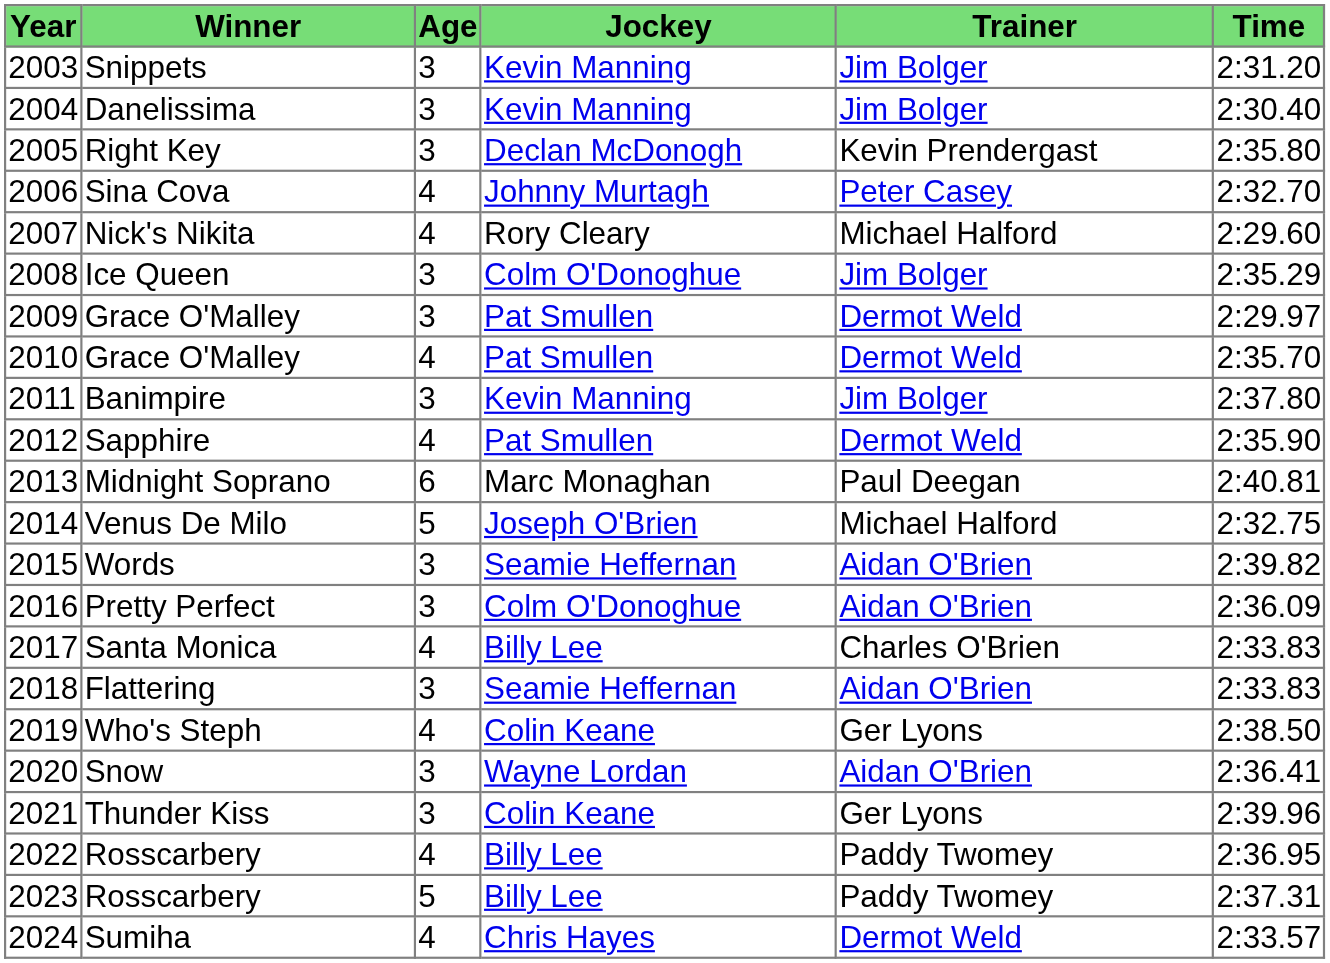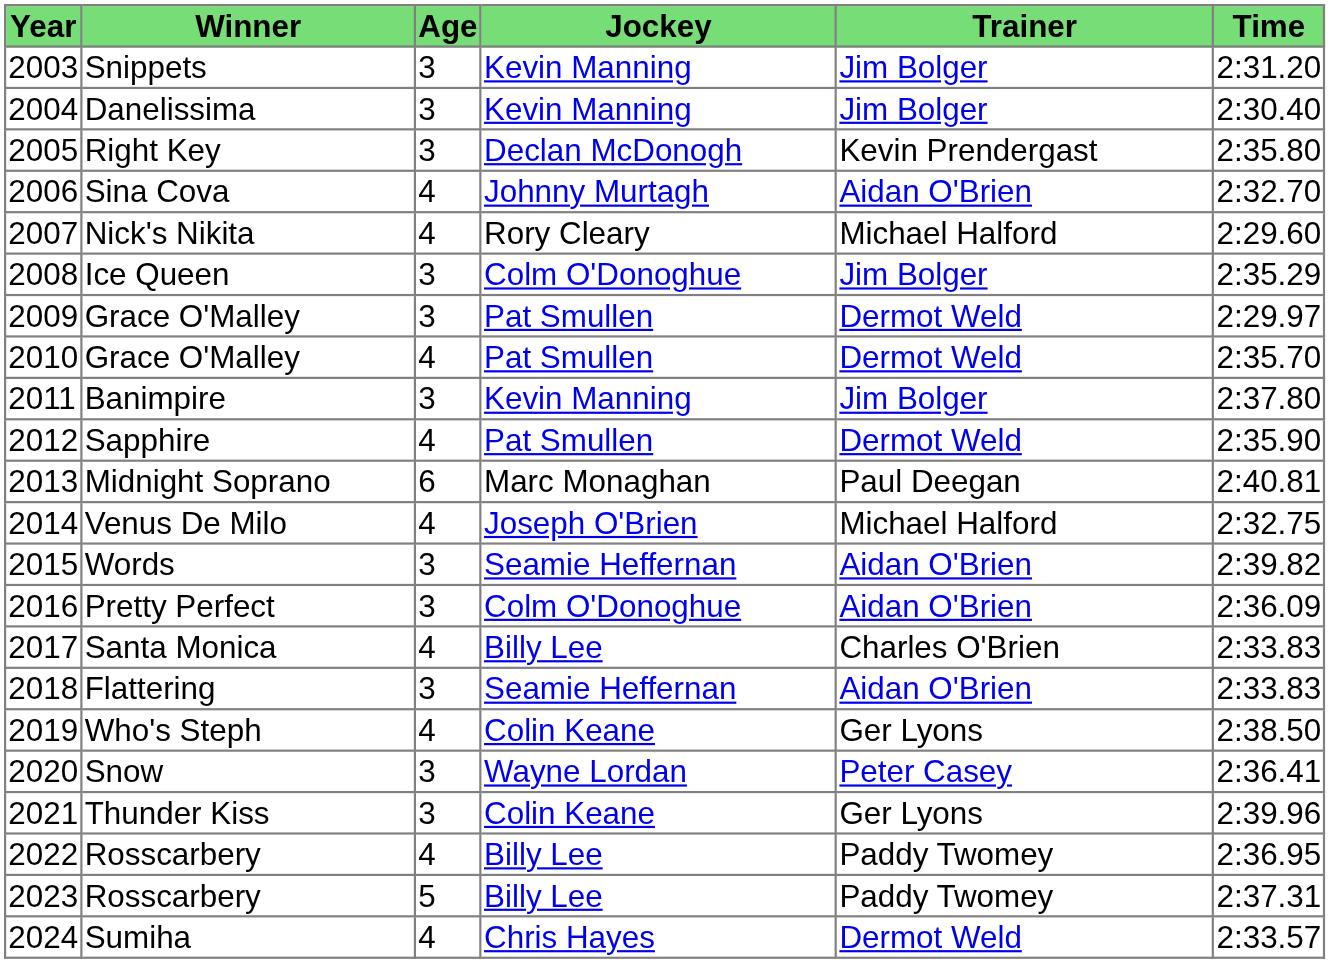(926, 191) Peter Casey -> (936, 191) Aidan O'Brien
(427, 523) 5 -> (427, 523) 4
(936, 771) Aidan O'Brien -> (926, 771) Peter Casey
